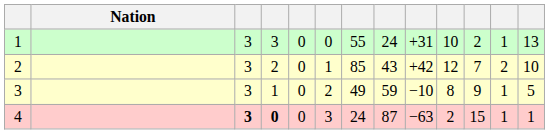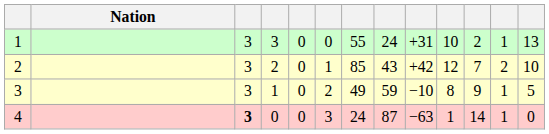(275, 116) bold -> (275, 116) normal
(450, 116) 2 -> (450, 116) 1
(477, 116) 15 -> (477, 116) 14
(531, 116) 1 -> (531, 116) 0
